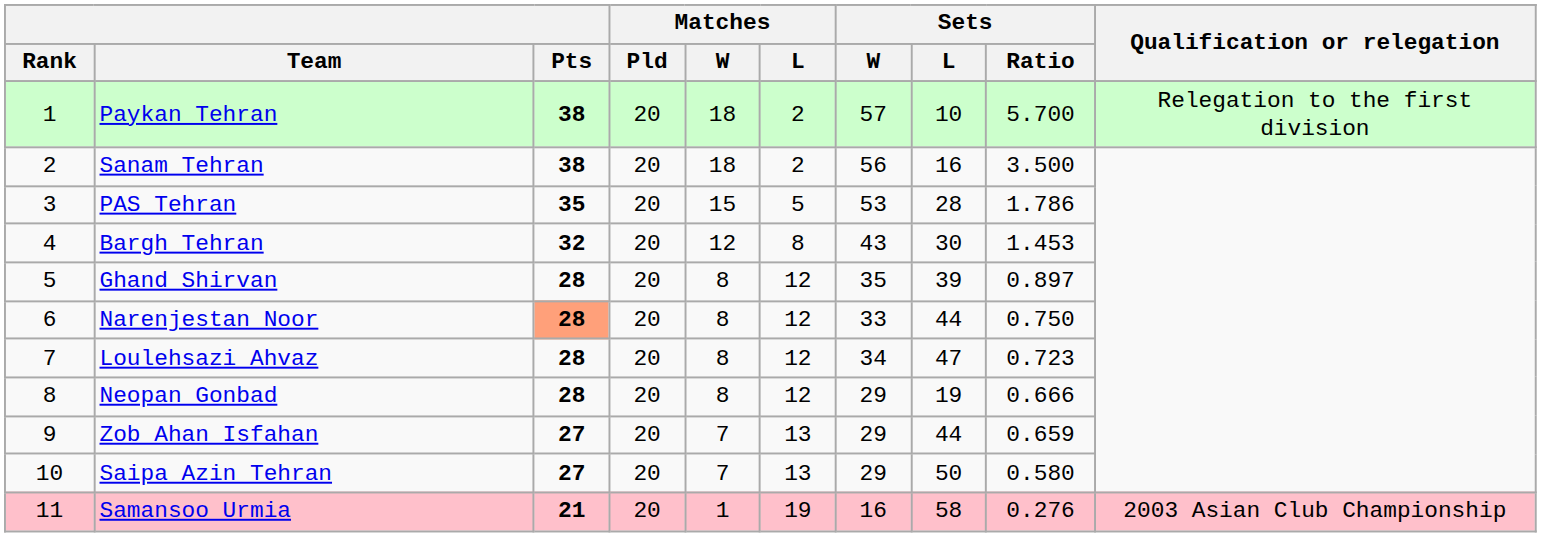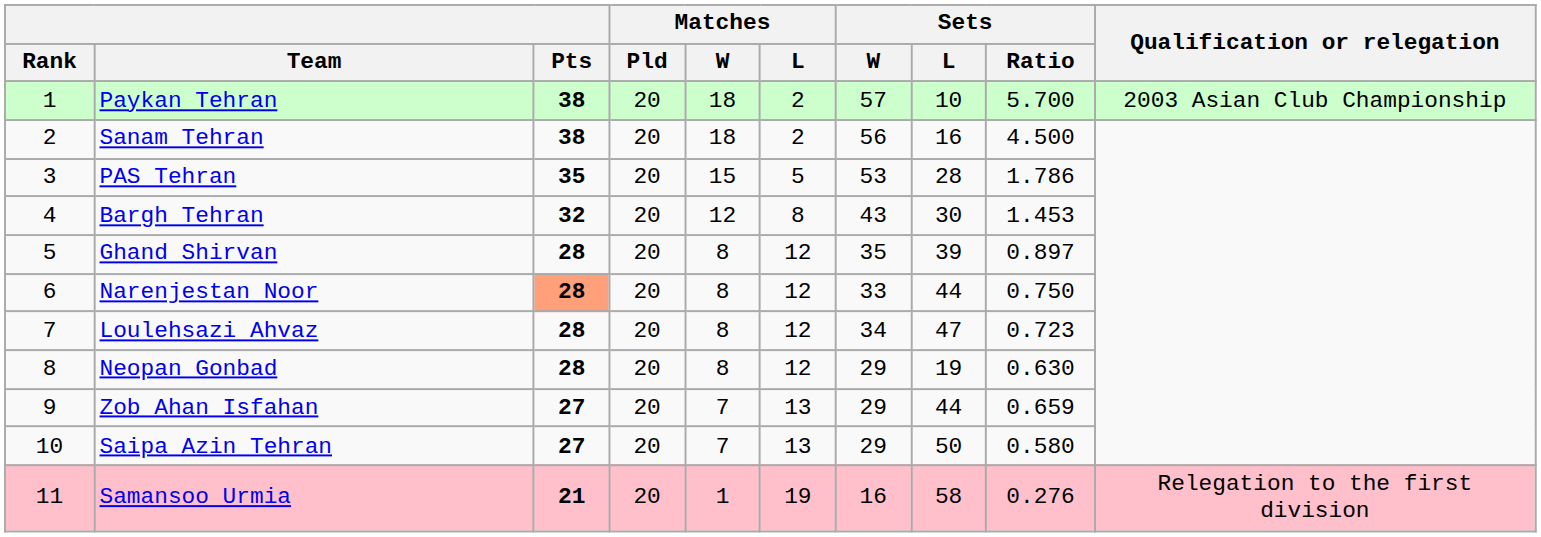(1315, 114) Relegation to the first division -> (1315, 100) 2003 Asian Club Championship
(1041, 166) 3.500 -> (1041, 139) 4.500
(1041, 396) 0.666 -> (1041, 369) 0.630
(1315, 511) 2003 Asian Club Championship -> (1315, 497) Relegation to the first division
